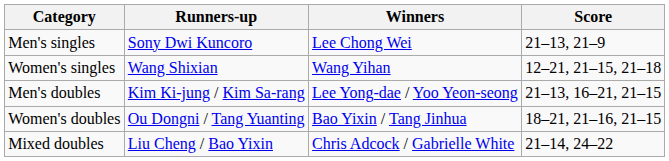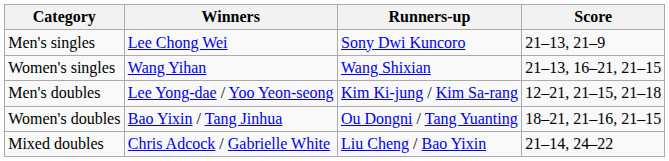columns swapped: (415, 17) <-> (216, 17)
(593, 67) 12–21, 21–15, 21–18 -> (593, 67) 21–13, 16–21, 21–15
(593, 93) 21–13, 16–21, 21–15 -> (593, 93) 12–21, 21–15, 21–18
